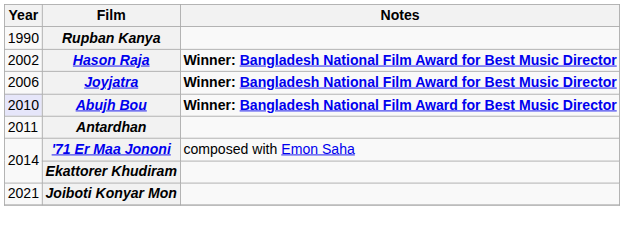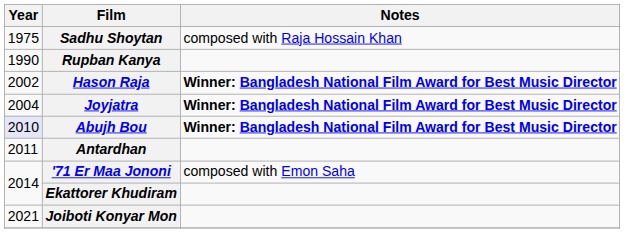+ row: (111, 37)
(23, 82) 2006 -> (23, 104) 2004
